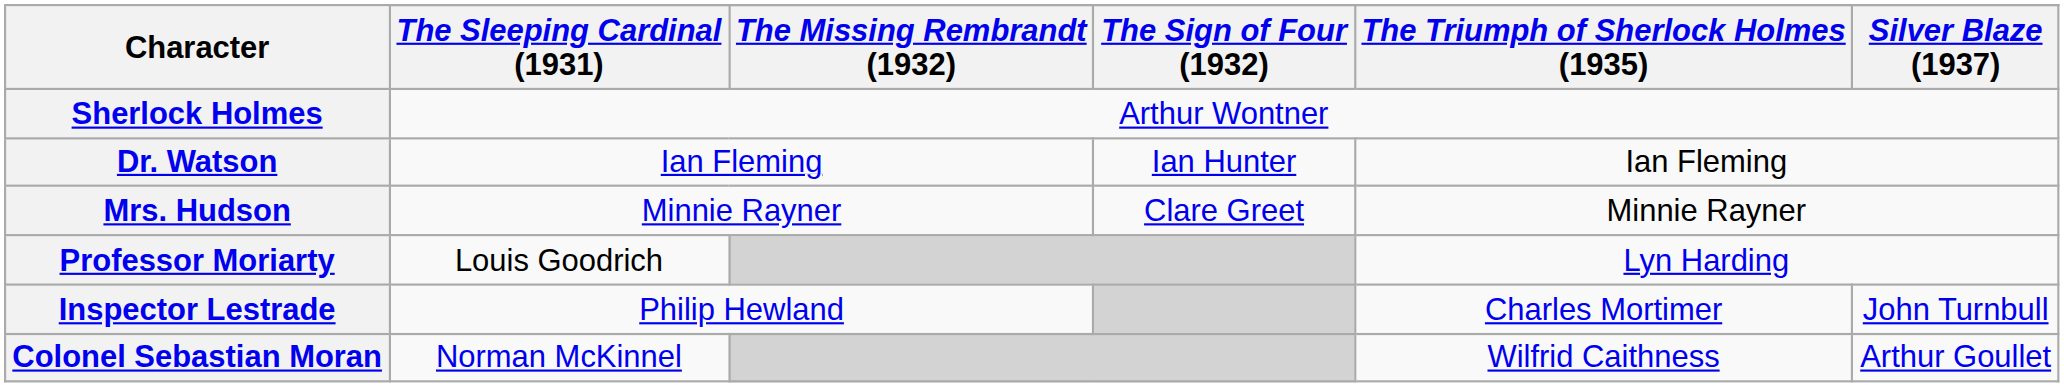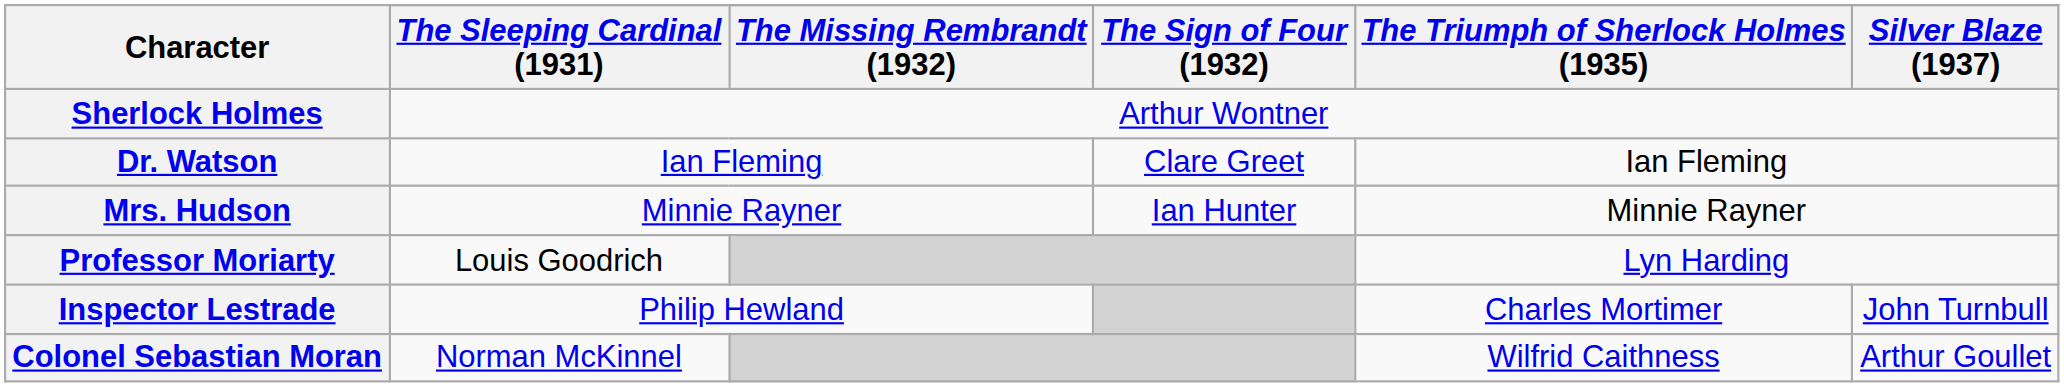(1224, 162) Ian Hunter -> (1224, 162) Clare Greet
(1224, 211) Clare Greet -> (1224, 211) Ian Hunter
